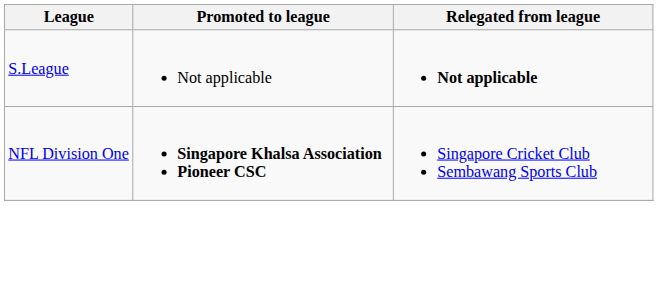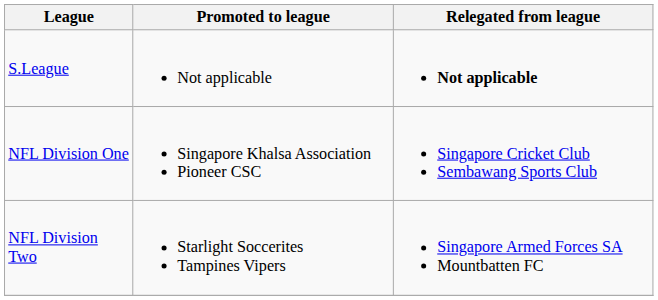(263, 163) bold -> (263, 163) normal
+ row: (53, 247)
